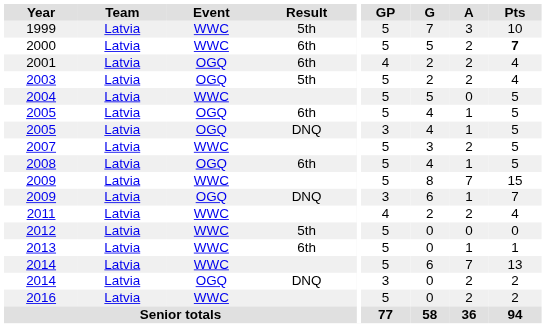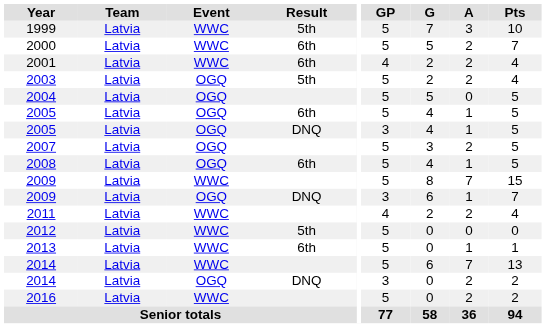(515, 46) bold -> (515, 46) normal
(211, 62) OGQ -> (211, 62) WWC
(211, 96) WWC -> (211, 96) OGQ
(211, 146) WWC -> (211, 146) OGQ
